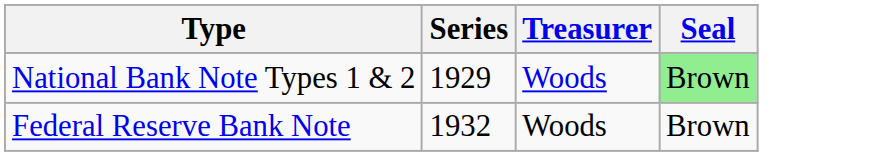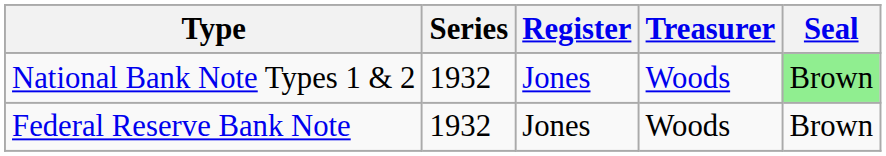+ column: (577, 28)
(460, 77) 1929 -> (460, 77) 1932
